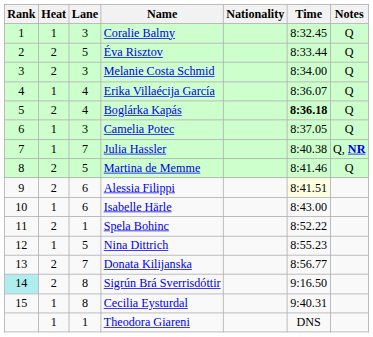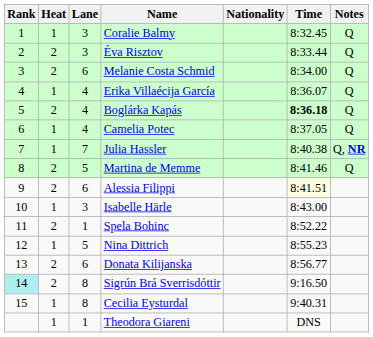(85, 52) 5 -> (85, 52) 3
(85, 71) 3 -> (85, 71) 6
(85, 129) 3 -> (85, 129) 4
(85, 206) 6 -> (85, 206) 3
(85, 264) 7 -> (85, 264) 6
